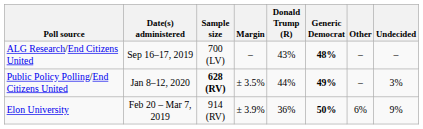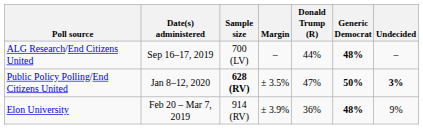- column: (361, 34)
(286, 55) 43% -> (312, 55) 44%
(286, 83) 44% -> (312, 83) 47%
(326, 83) 49% -> (353, 83) 50%
(396, 83) normal -> (396, 83) bold
(326, 110) 50% -> (353, 110) 48%
